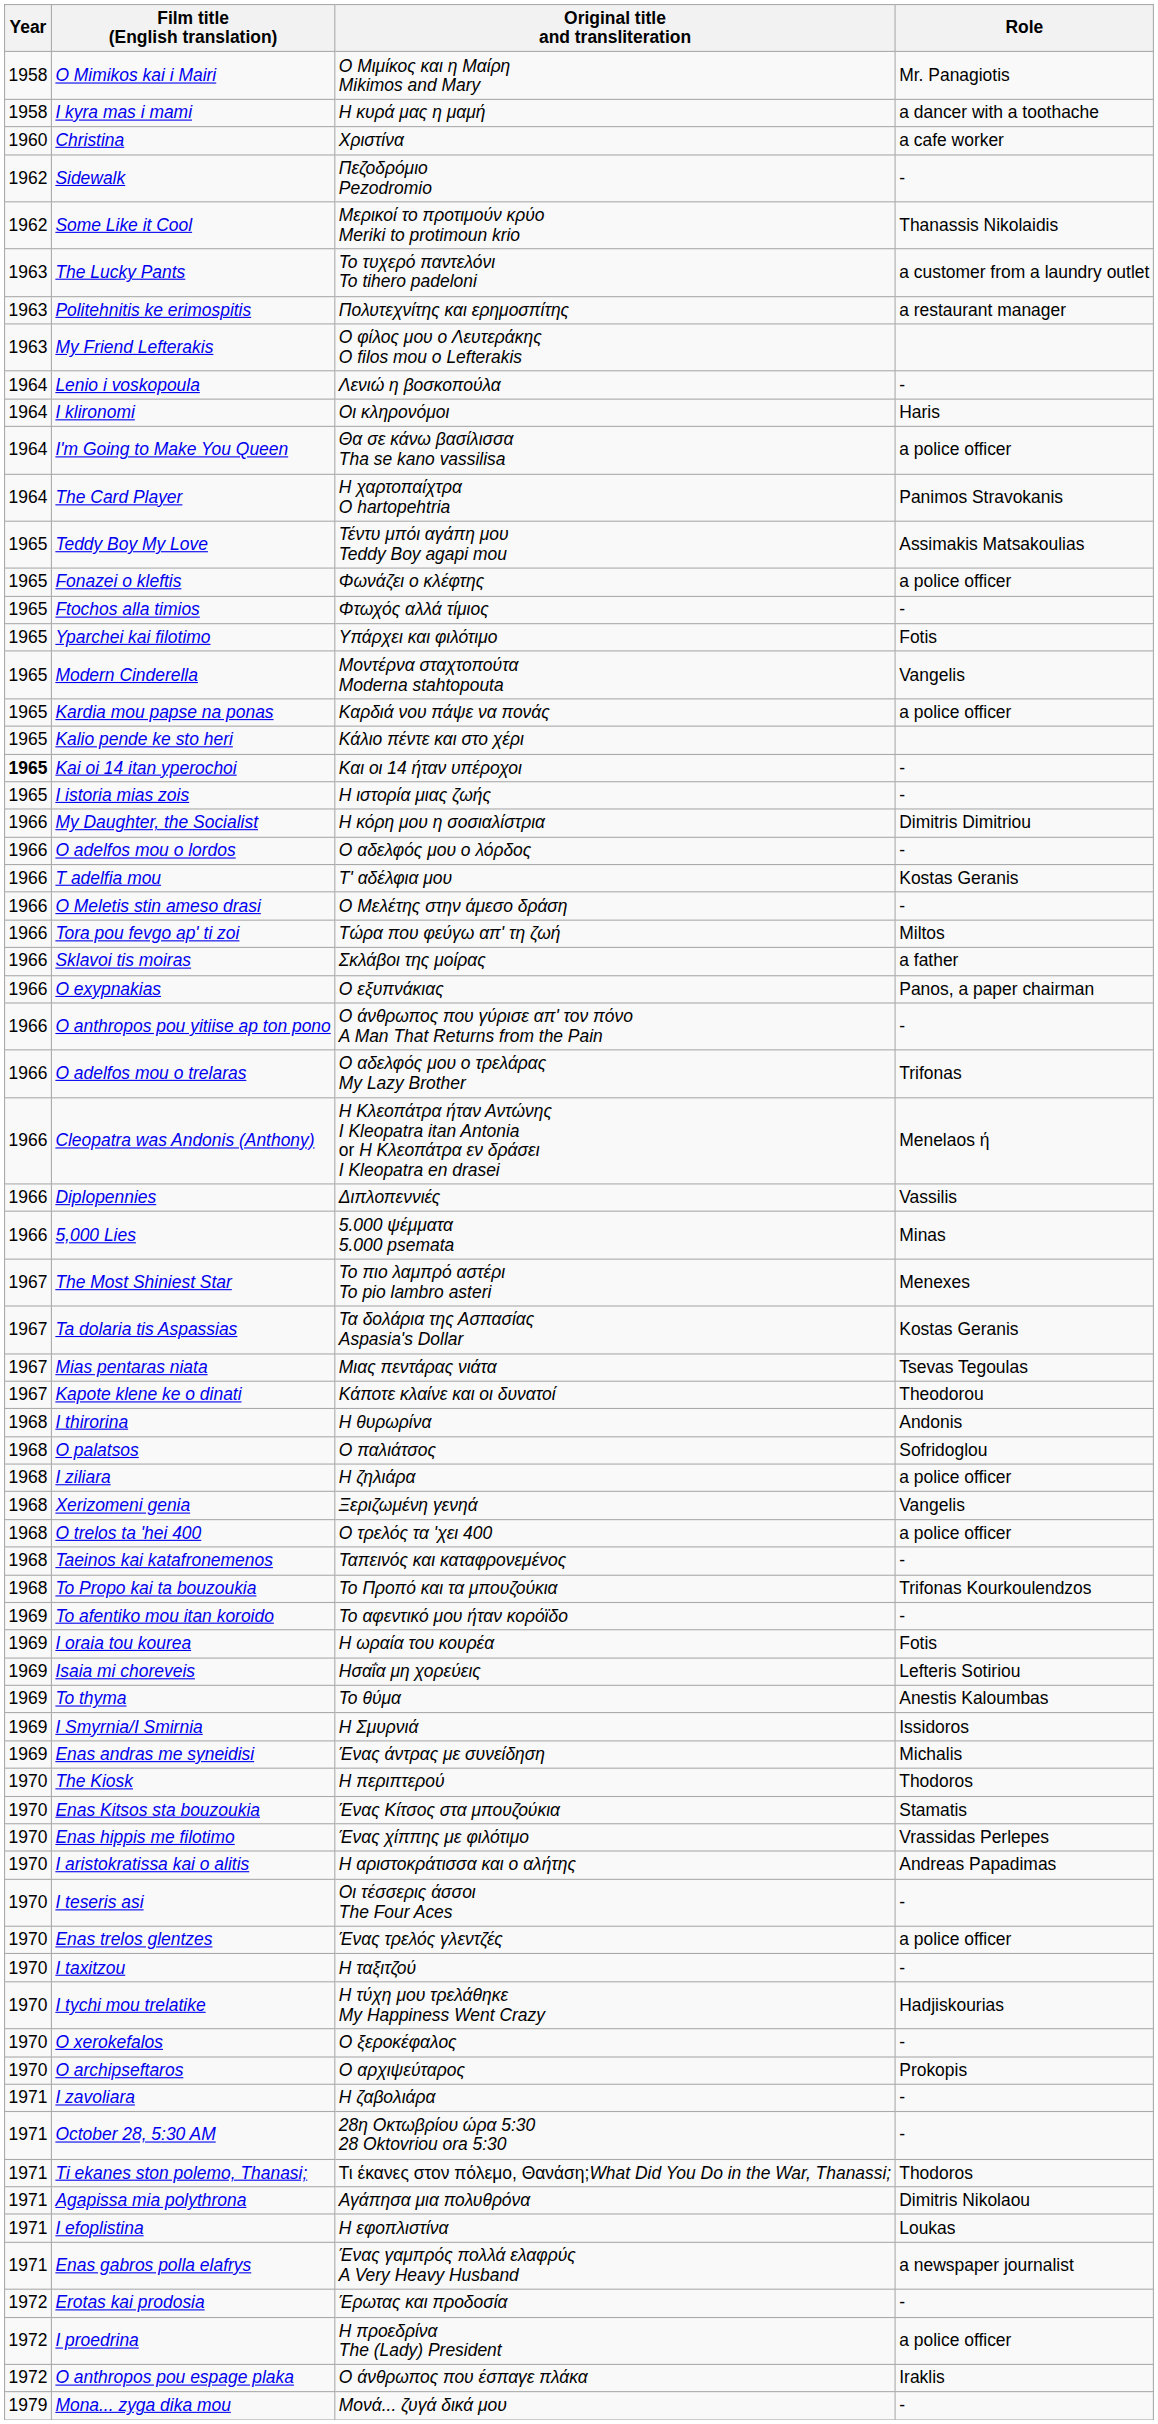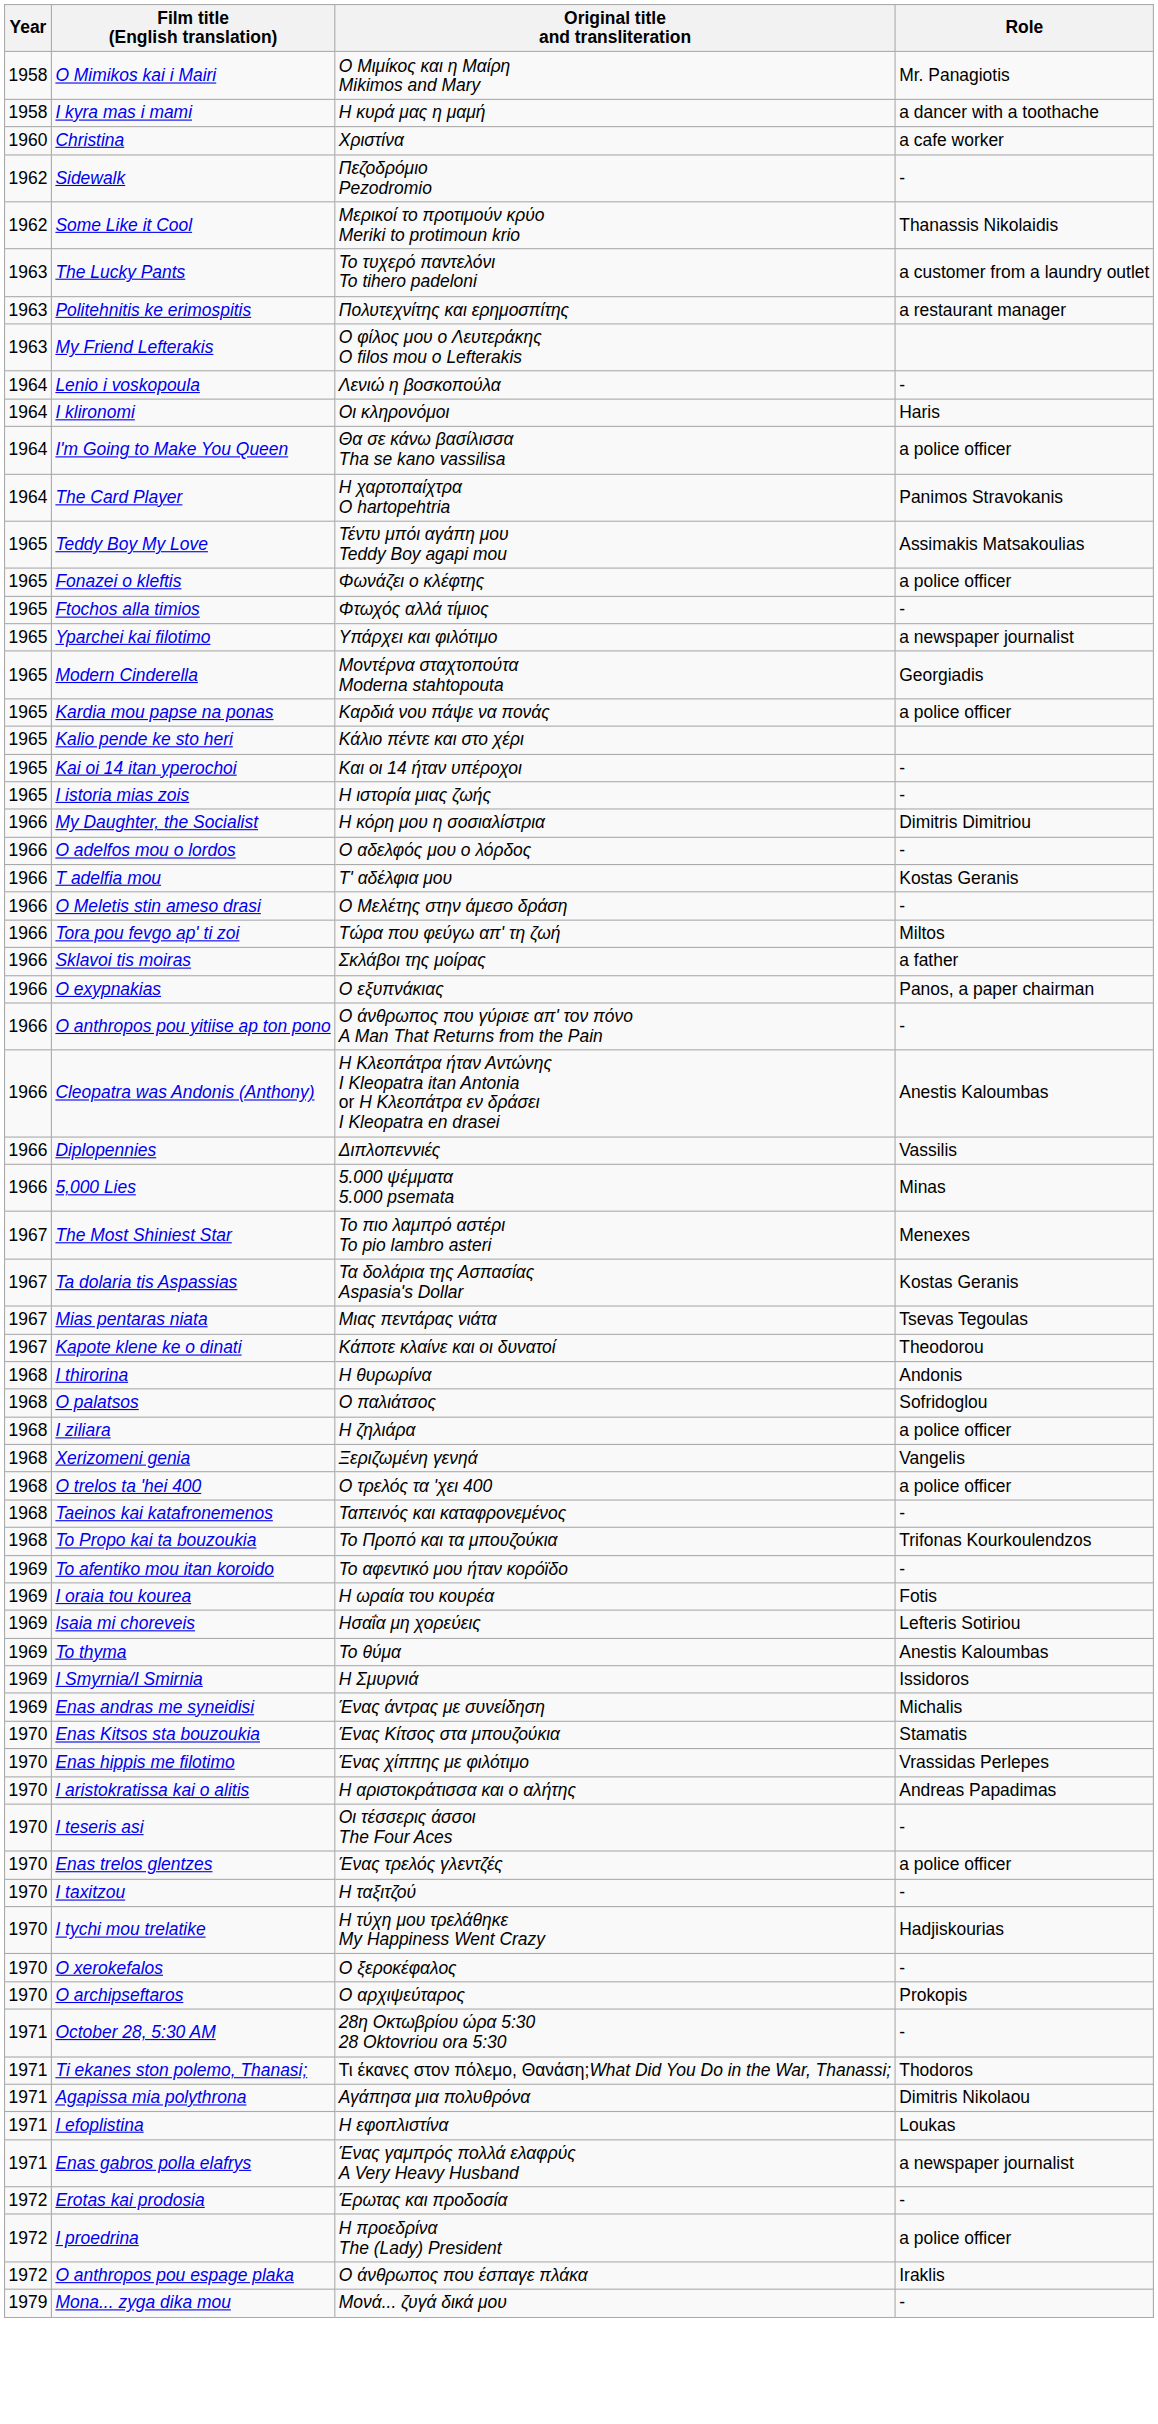(918, 637) Fotis -> (986, 637) a newspaper journalist
(932, 674) Vangelis -> (941, 674) Georgiadis
(28, 767) bold -> (28, 767) normal
- row: (151, 1073)
(944, 1140) Menelaos ή -> (974, 1093) Anestis Kaloumbas
- row: (94, 1782)
- row: (95, 2097)
